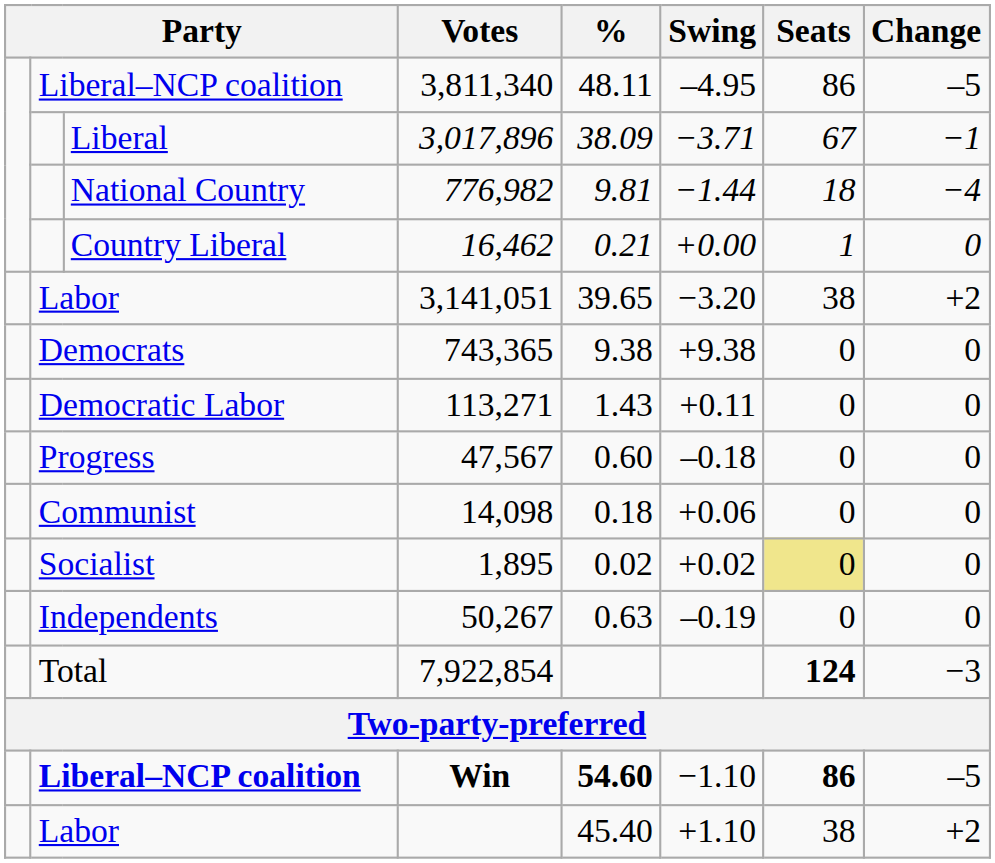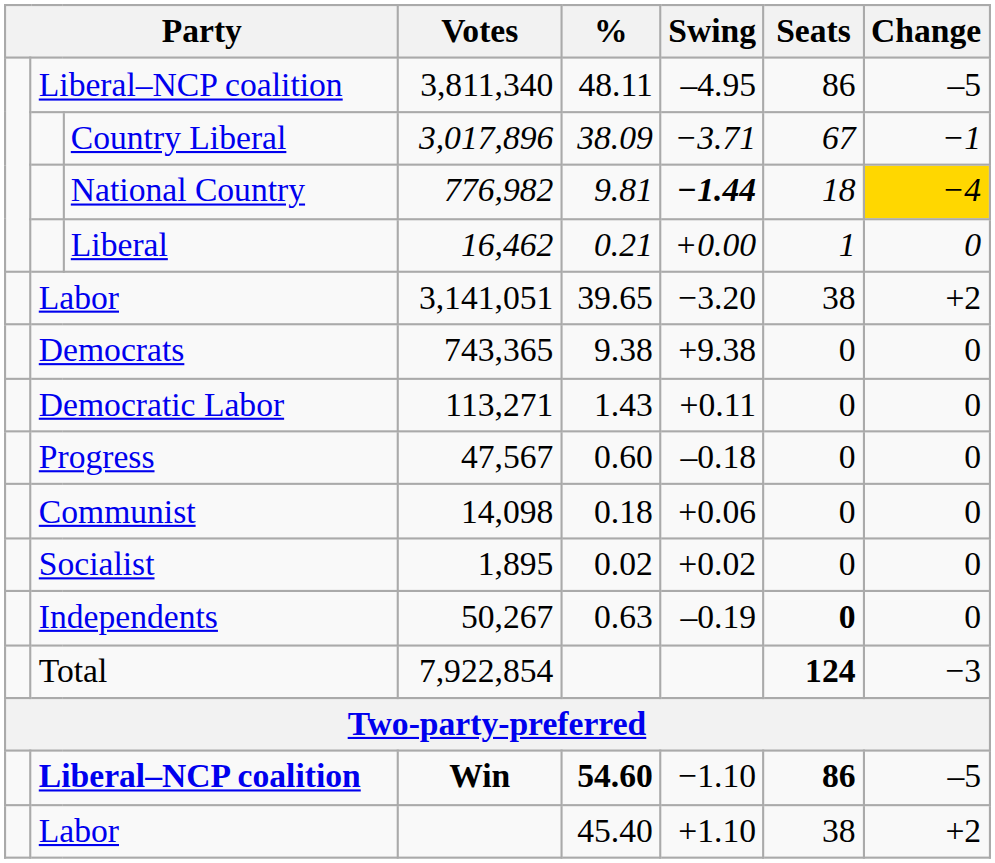(119, 137) Liberal -> (179, 137) Country Liberal
(715, 191) normal -> (716, 191) bold
(961, 191) no background -> (961, 191) gold background
(179, 244) Country Liberal -> (119, 244) Liberal
(847, 564) khaki background -> (847, 564) no background
(847, 617) normal -> (847, 617) bold
